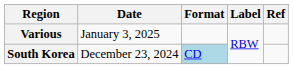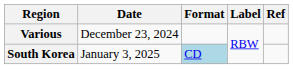(120, 34) January 3, 2025 -> (129, 34) December 23, 2024
(129, 53) December 23, 2024 -> (120, 53) January 3, 2025
